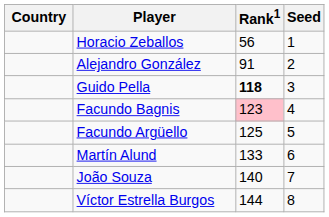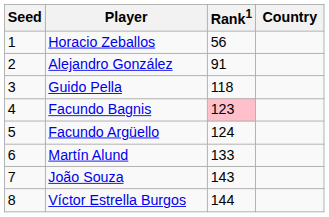columns swapped: (39, 17) <-> (304, 17)
(250, 87) bold -> (222, 87) normal
(251, 132) 125 -> (223, 132) 124
(251, 177) 140 -> (223, 177) 143
